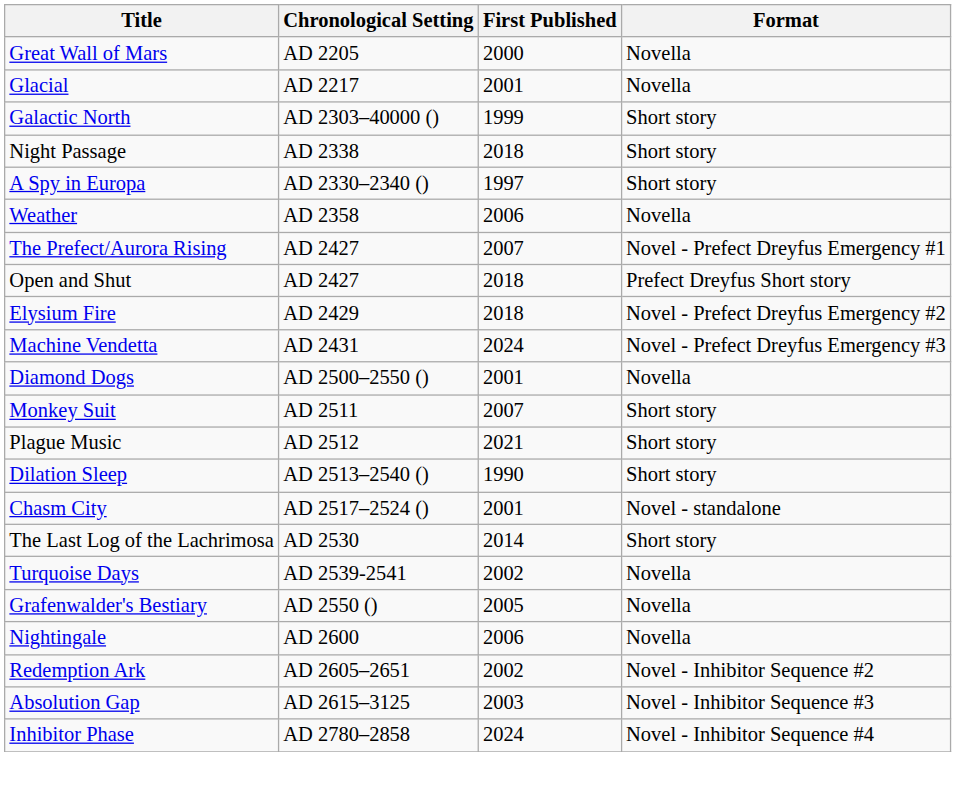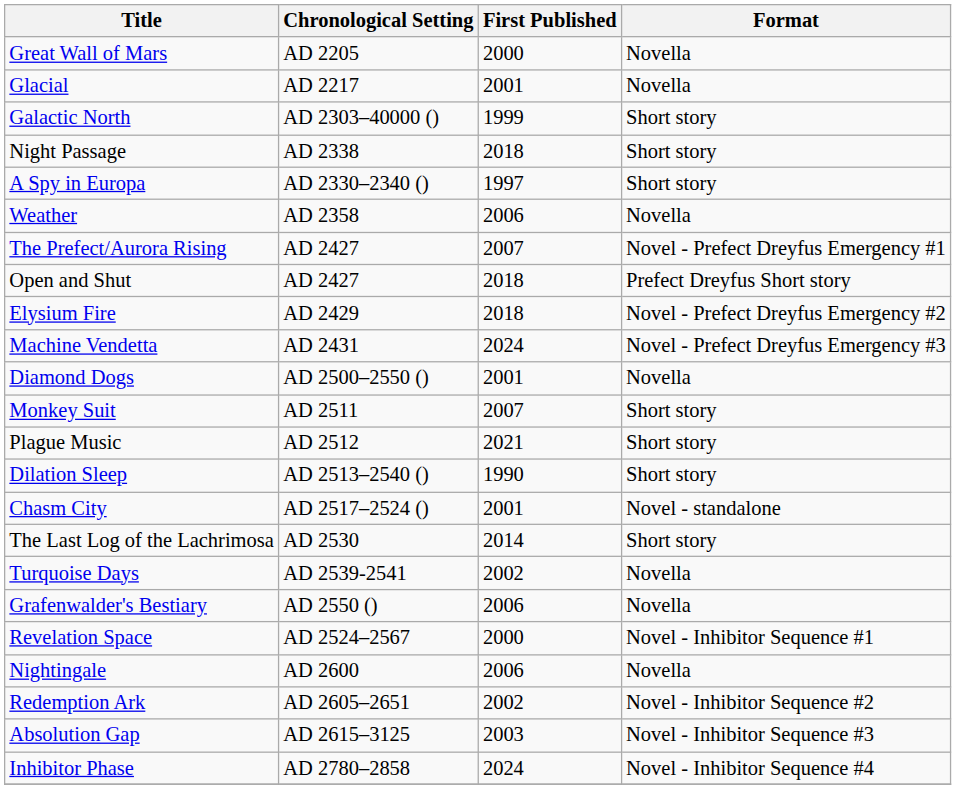(503, 605) 2005 -> (503, 605) 2006
+ row: (81, 637)
